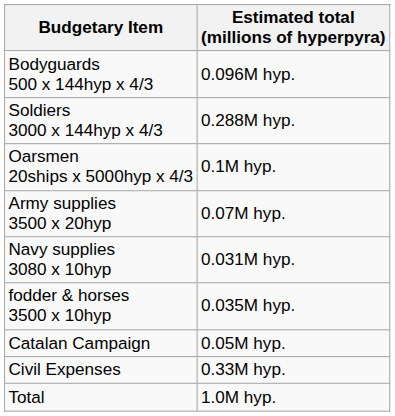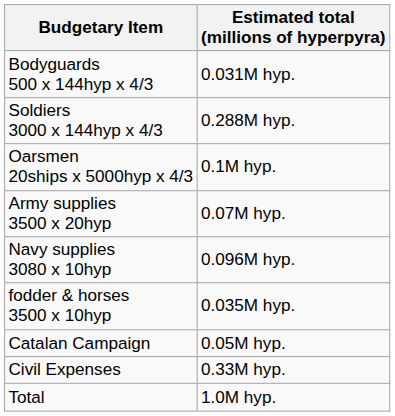(248, 74) 0.096M hyp. -> (248, 74) 0.031M hyp.
(248, 259) 0.031M hyp. -> (248, 259) 0.096M hyp.
